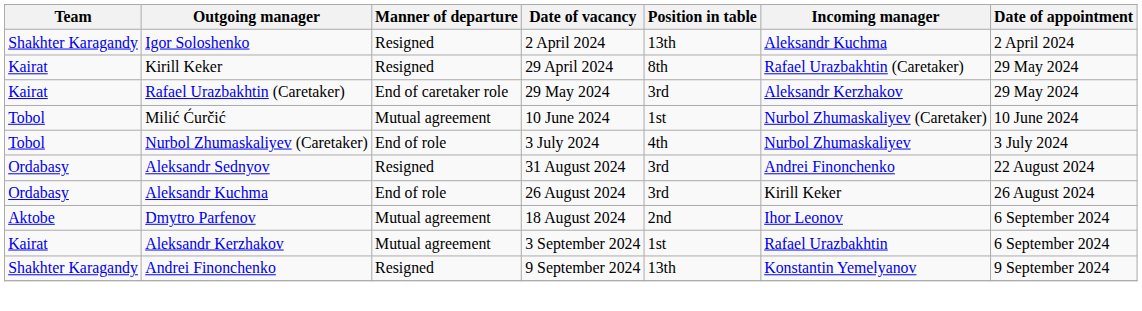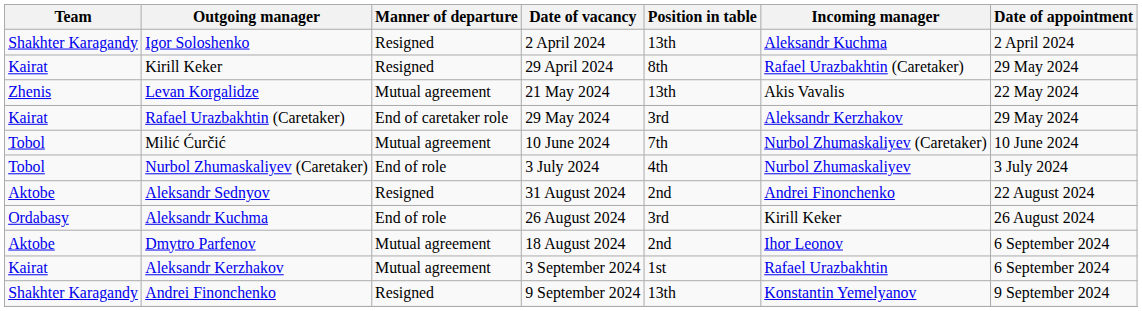+ row: (202, 92)
(657, 117) 1st -> (658, 142) 7th
(38, 167) Ordabasy -> (31, 192) Aktobe
(658, 167) 3rd -> (660, 192) 2nd
